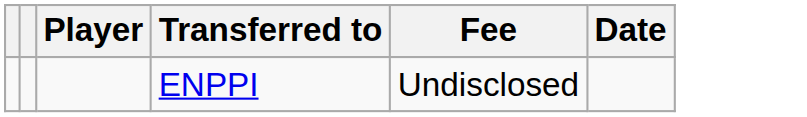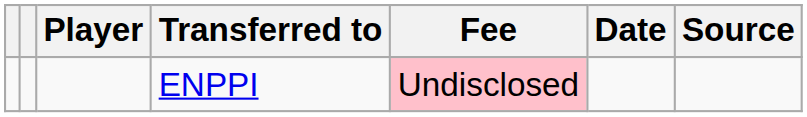+ column: (738, 30)
(488, 83) no background -> (488, 83) pink background
